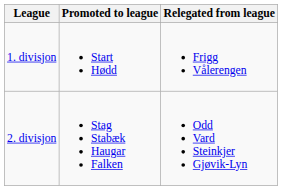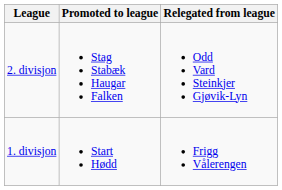rows swapped: (32, 57) <-> (32, 138)
